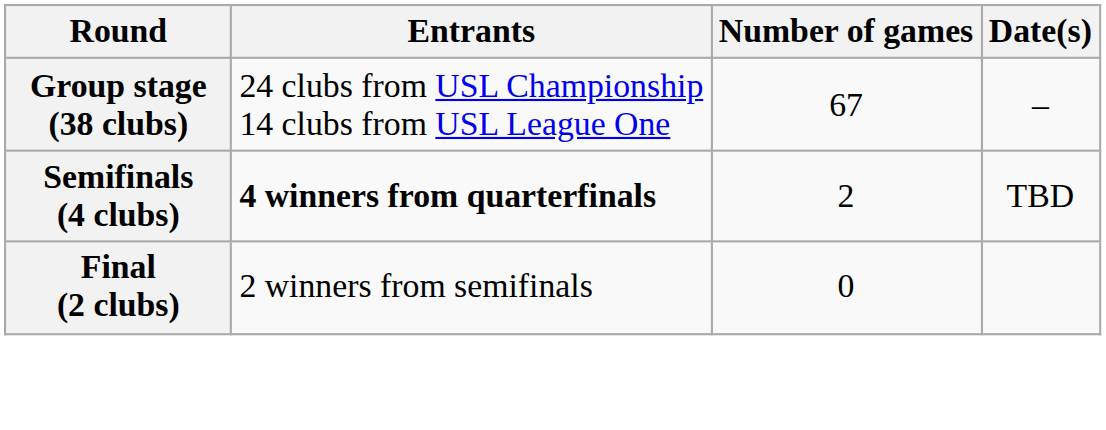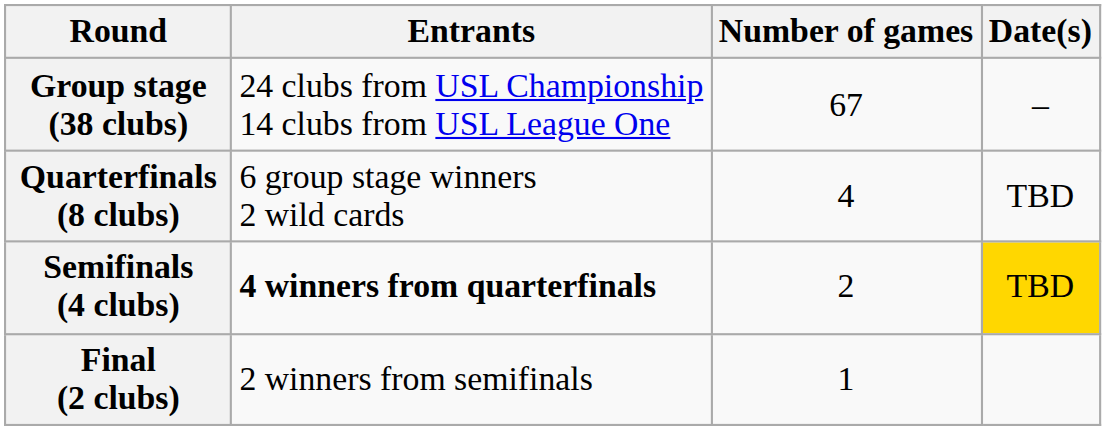+ row: (118, 195)
(1040, 195) no background -> (1040, 286) gold background
(846, 286) 0 -> (846, 378) 1
